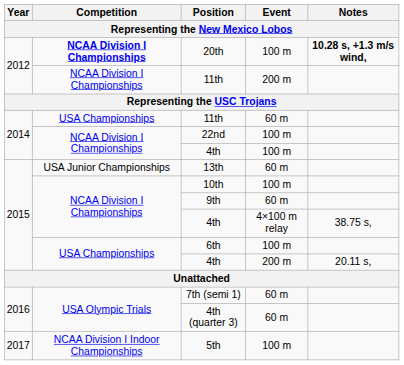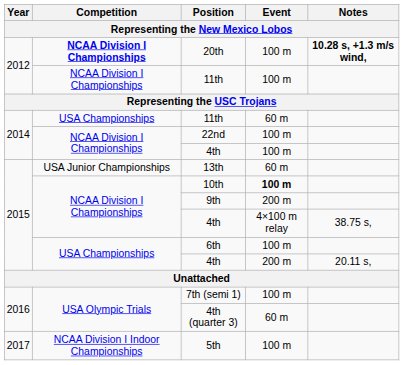(277, 79) 200 m -> (277, 79) 100 m
(277, 184) normal -> (277, 184) bold
(277, 201) 60 m -> (277, 201) 200 m
(277, 295) 60 m -> (277, 295) 100 m
